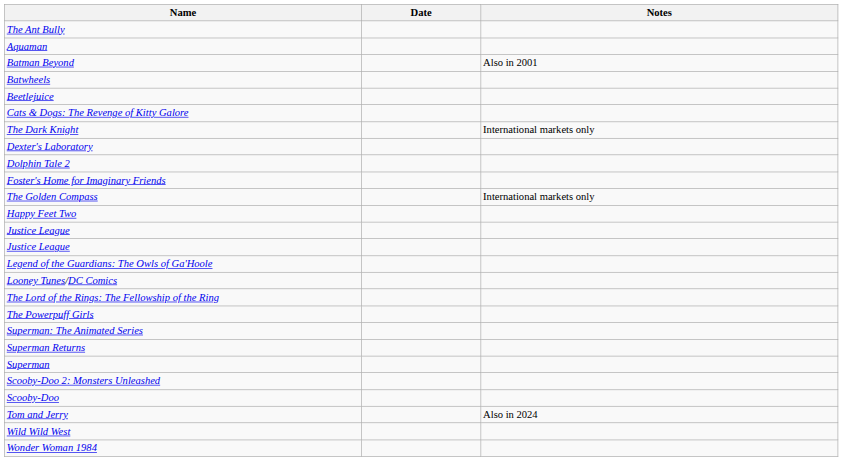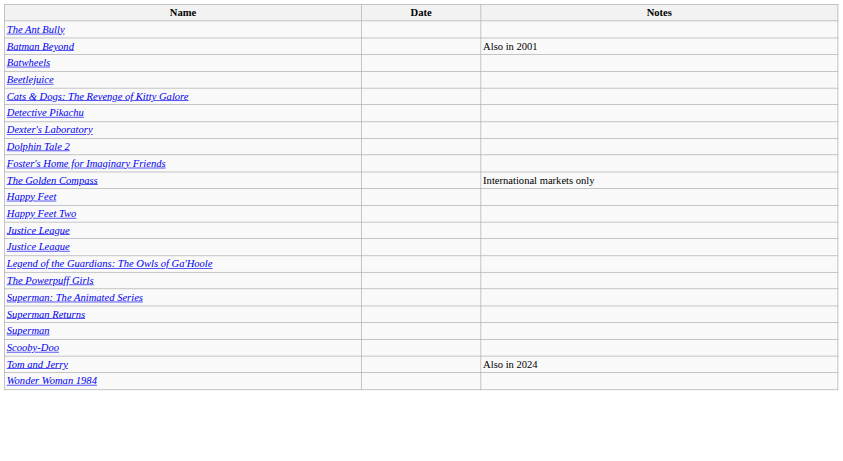- row: (27, 46)
- row: (43, 130)
+ row: (45, 113)
+ row: (32, 197)
- row: (62, 280)
- row: (113, 297)
- row: (83, 381)
- row: (39, 431)
